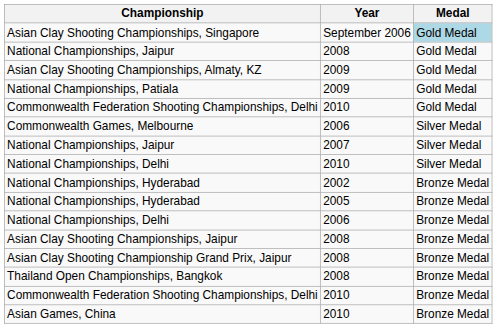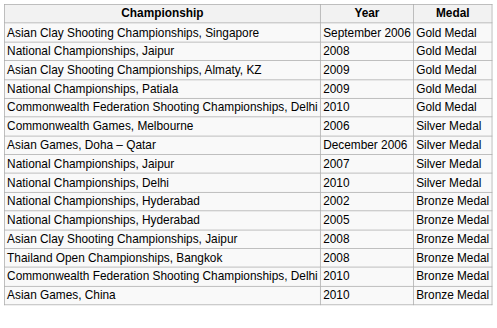(446, 32) lightblue background -> (446, 32) no background
+ row: (81, 145)
- row: (88, 220)
- row: (149, 257)
